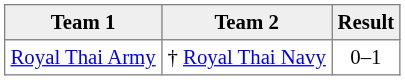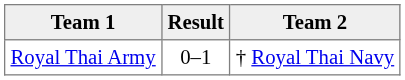columns swapped: (366, 22) <-> (247, 22)
